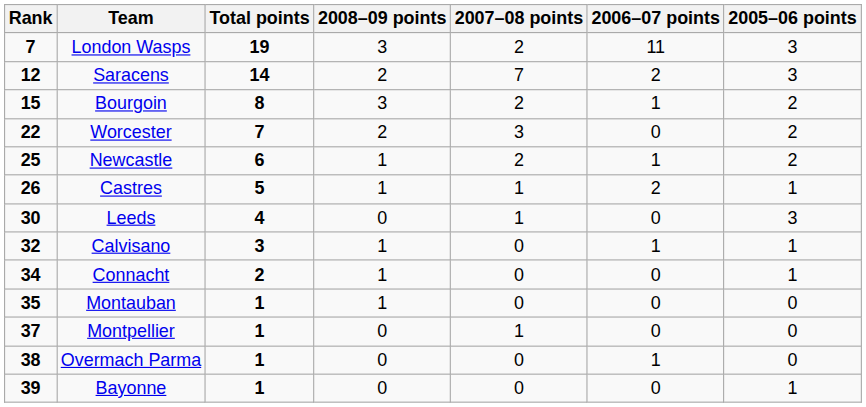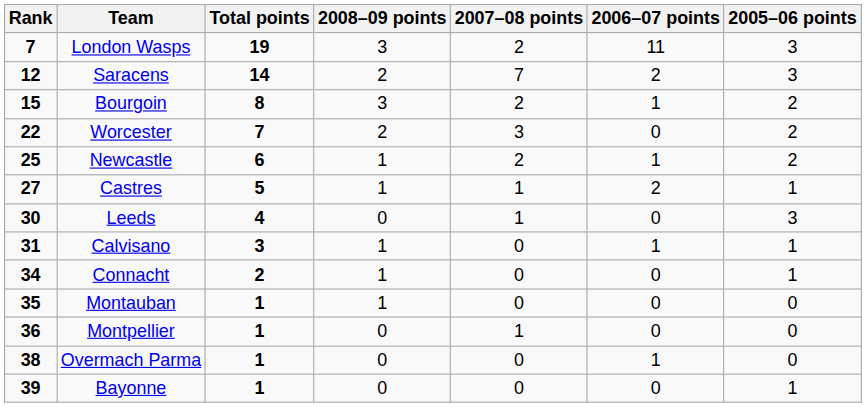(31, 189) 26 -> (31, 189) 27
(31, 246) 32 -> (31, 246) 31
(31, 331) 37 -> (31, 331) 36
